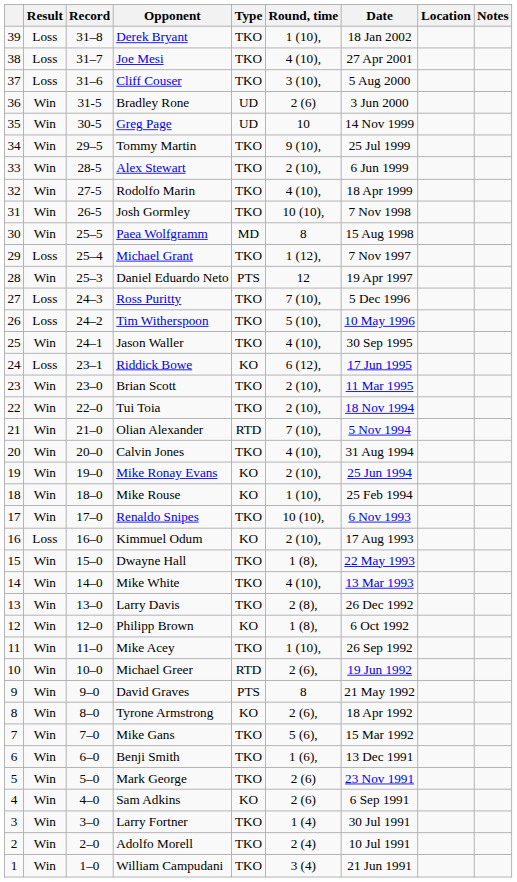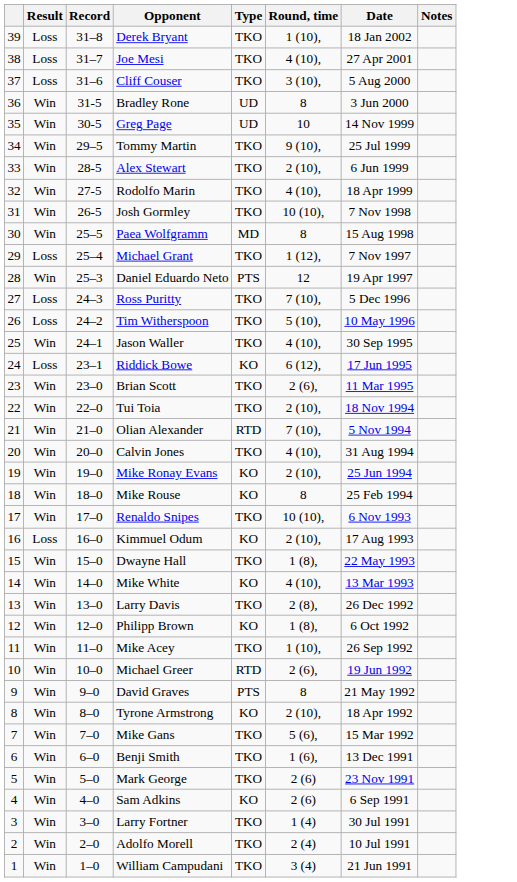- column: (446, 15)
(303, 102) 2 (6) -> (303, 102) 8
(303, 386) 2 (10), -> (303, 386) 2 (6),
(303, 495) 1 (10), -> (303, 495) 8
(248, 582) TKO -> (248, 582) KO
(303, 713) 2 (6), -> (303, 713) 2 (10),
